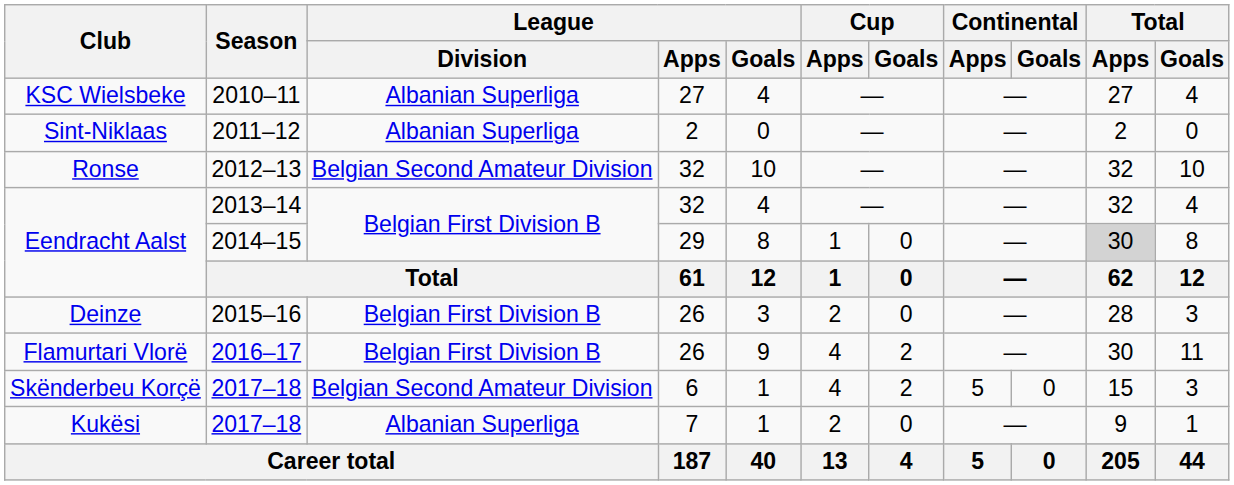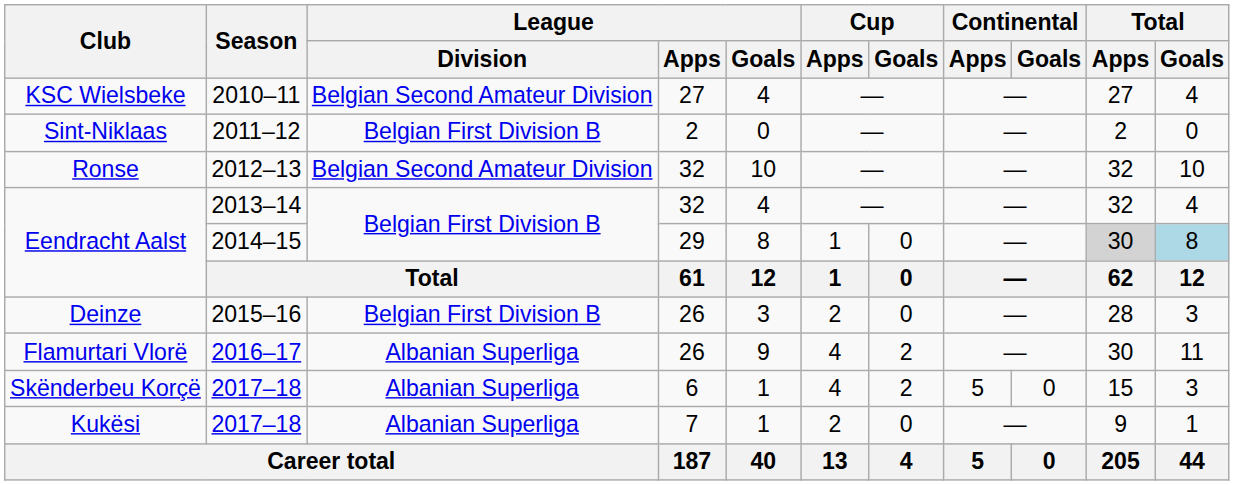(482, 95) Albanian Superliga -> (482, 95) Belgian Second Amateur Division
(482, 132) Albanian Superliga -> (482, 132) Belgian First Division B
(1192, 242) no background -> (1192, 242) lightblue background
(482, 351) Belgian First Division B -> (482, 351) Albanian Superliga
(482, 388) Belgian Second Amateur Division -> (482, 388) Albanian Superliga
